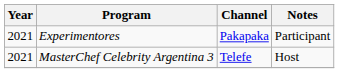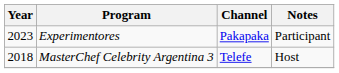(20, 36) 2021 -> (20, 36) 2023
(20, 57) 2021 -> (20, 57) 2018
